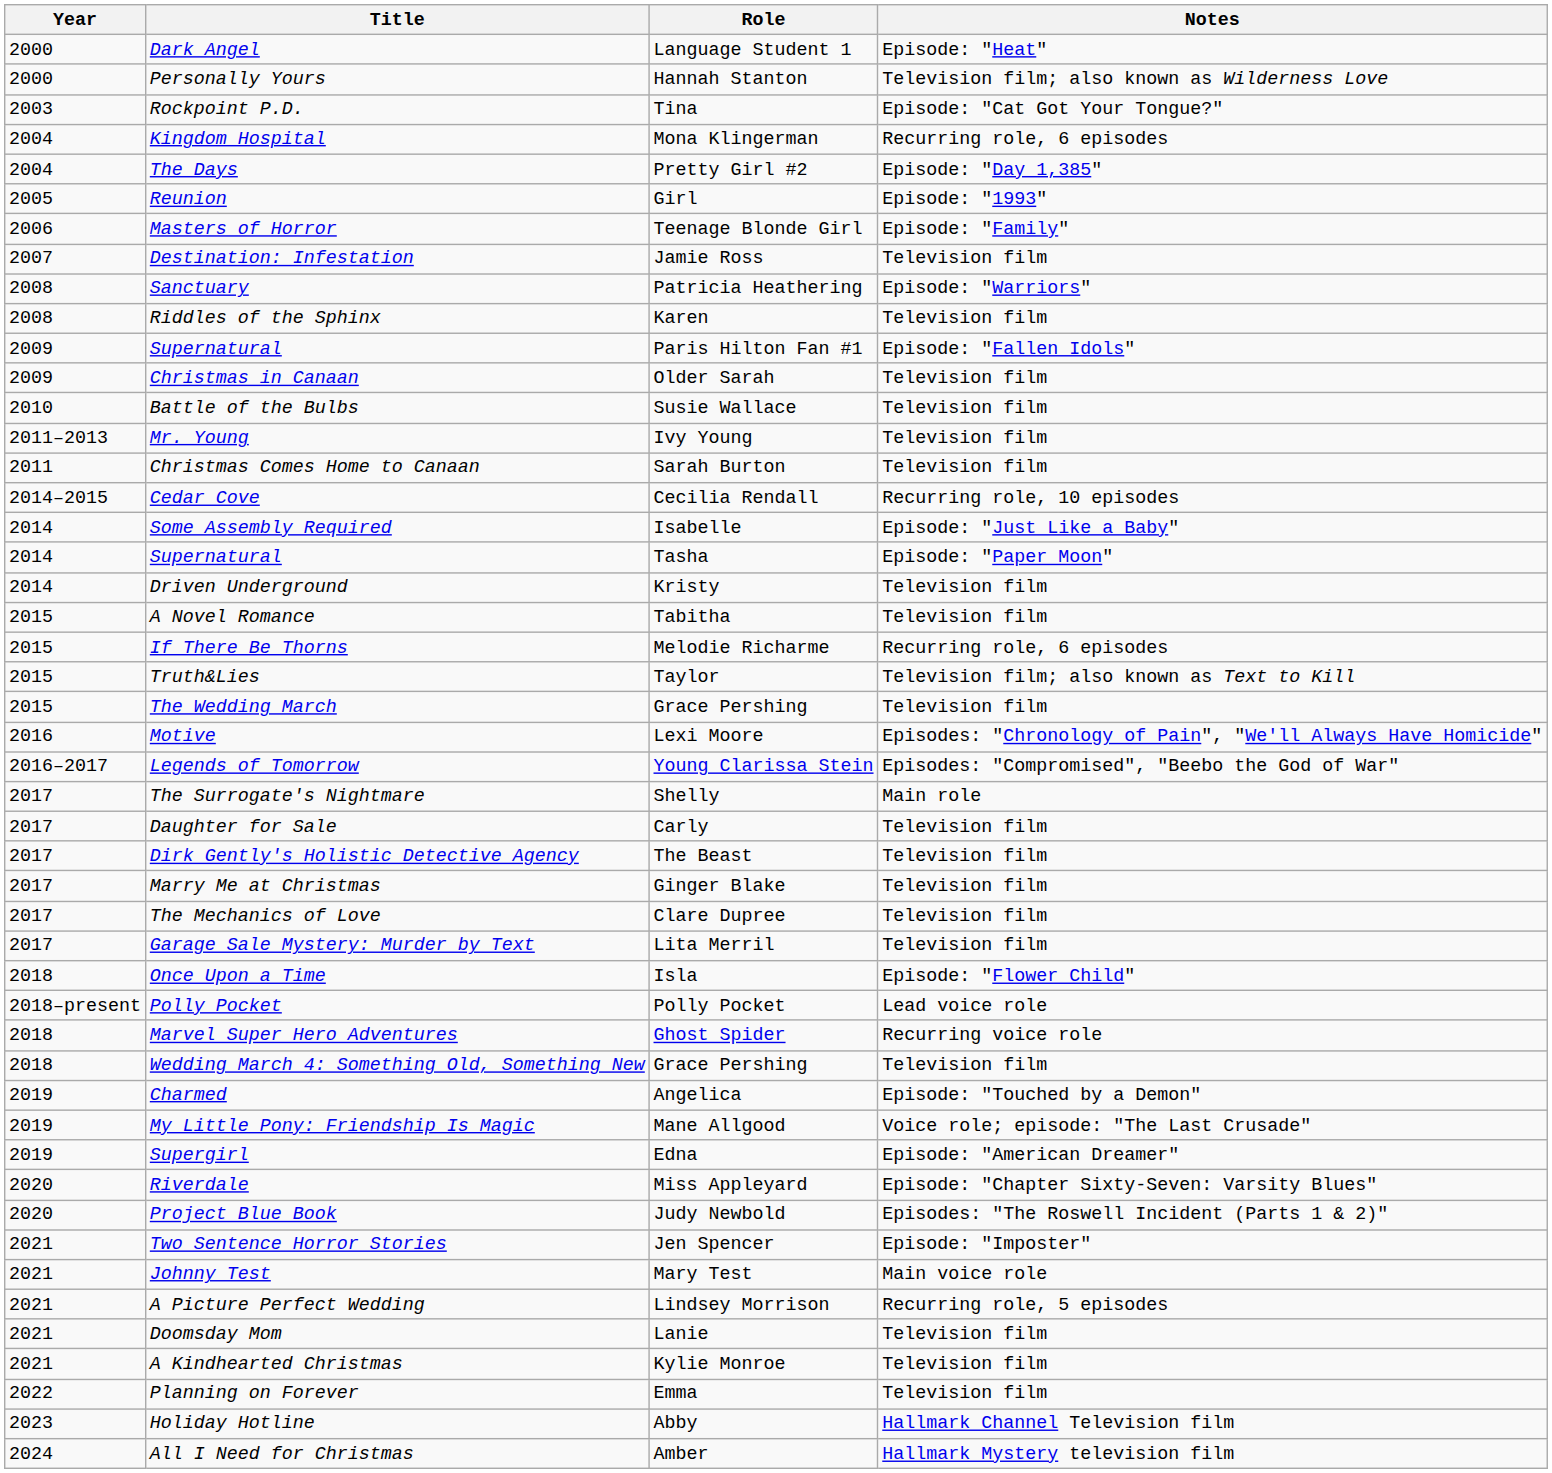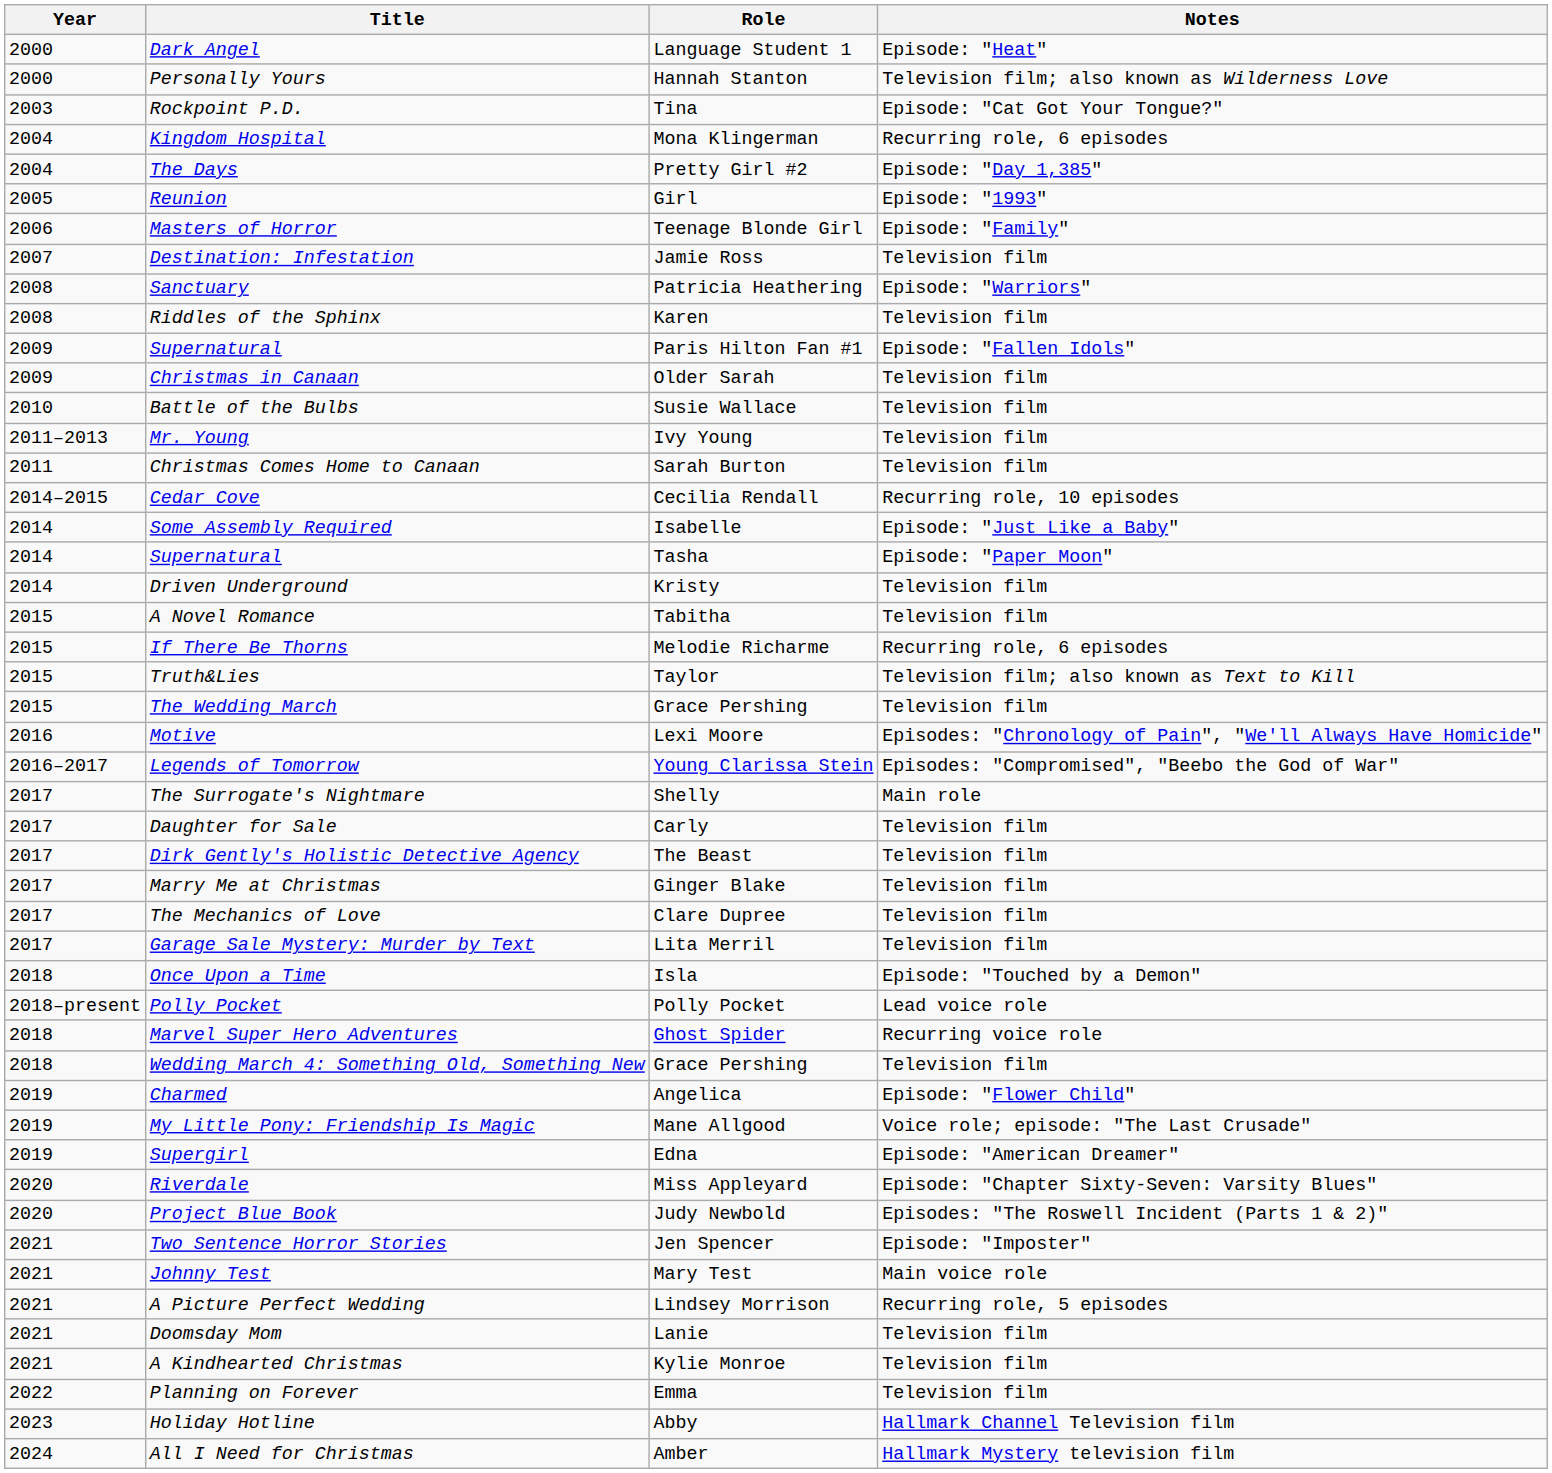(1009, 976) Episode: "Flower Child" -> (1042, 976) Episode: "Touched by a Demon"
(1042, 1095) Episode: "Touched by a Demon" -> (1009, 1095) Episode: "Flower Child"
